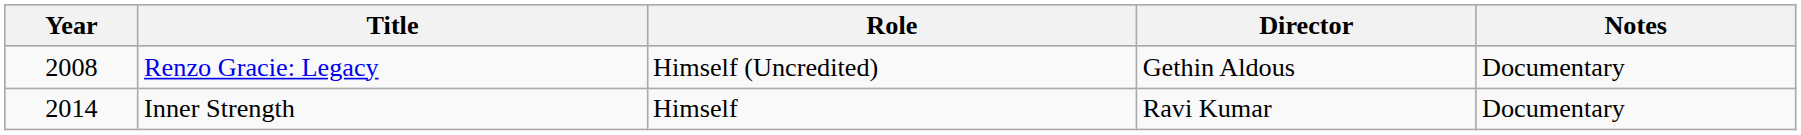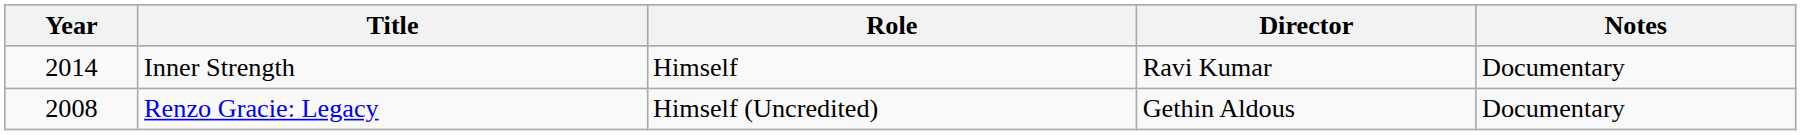rows swapped: (261, 66) <-> (220, 108)
